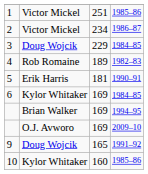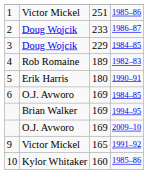(51, 29) Victor Mickel -> (50, 29) Doug Wojcik
(100, 29) 234 -> (100, 29) 233
(100, 78) 181 -> (100, 78) 180
(55, 95) Kylor Whitaker -> (48, 95) O.J. Avworo
(50, 144) Doug Wojcik -> (51, 144) Victor Mickel
